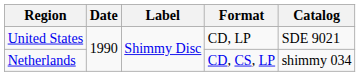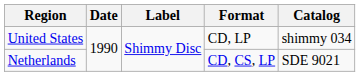(311, 37) SDE 9021 -> (317, 37) shimmy 034
(317, 60) shimmy 034 -> (311, 60) SDE 9021
